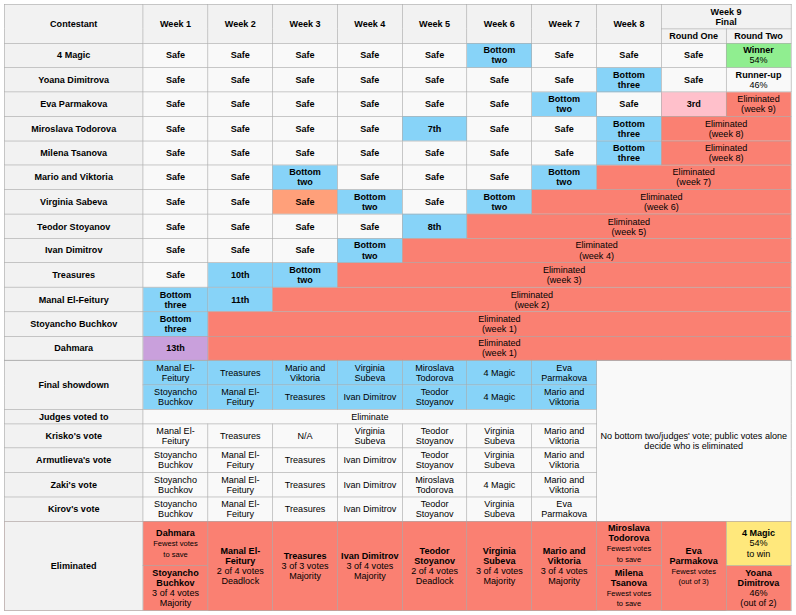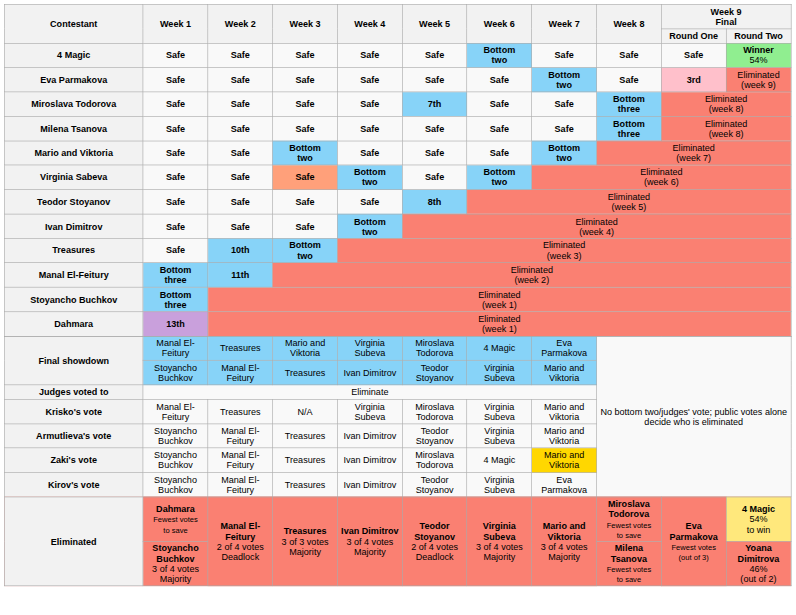- row: (74, 80)
(499, 397) 4 Magic -> (499, 373) Virginia Subeva
(435, 436) Teodor Stoyanov -> (435, 412) Miroslava Todorova
(564, 485) no background -> (564, 461) gold background
